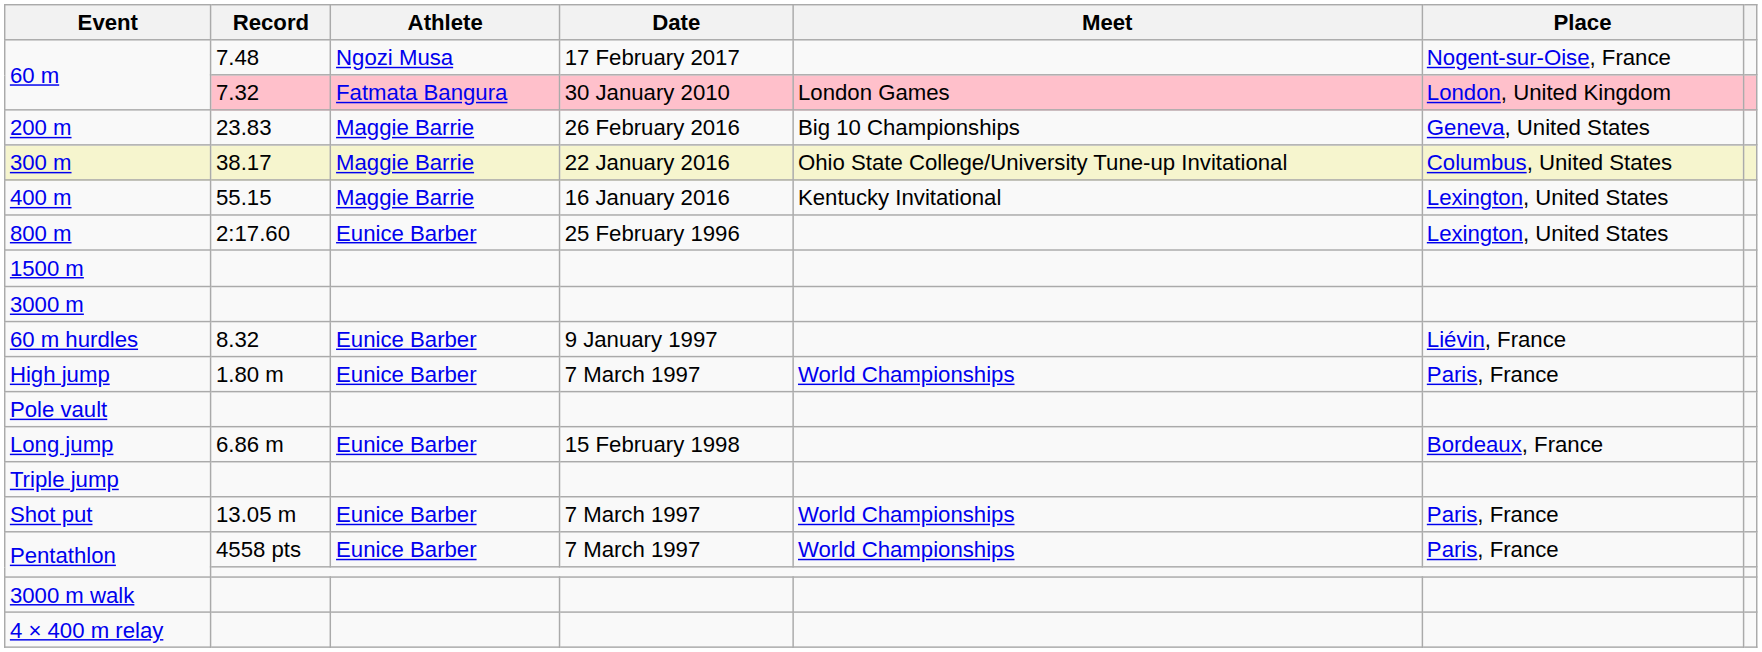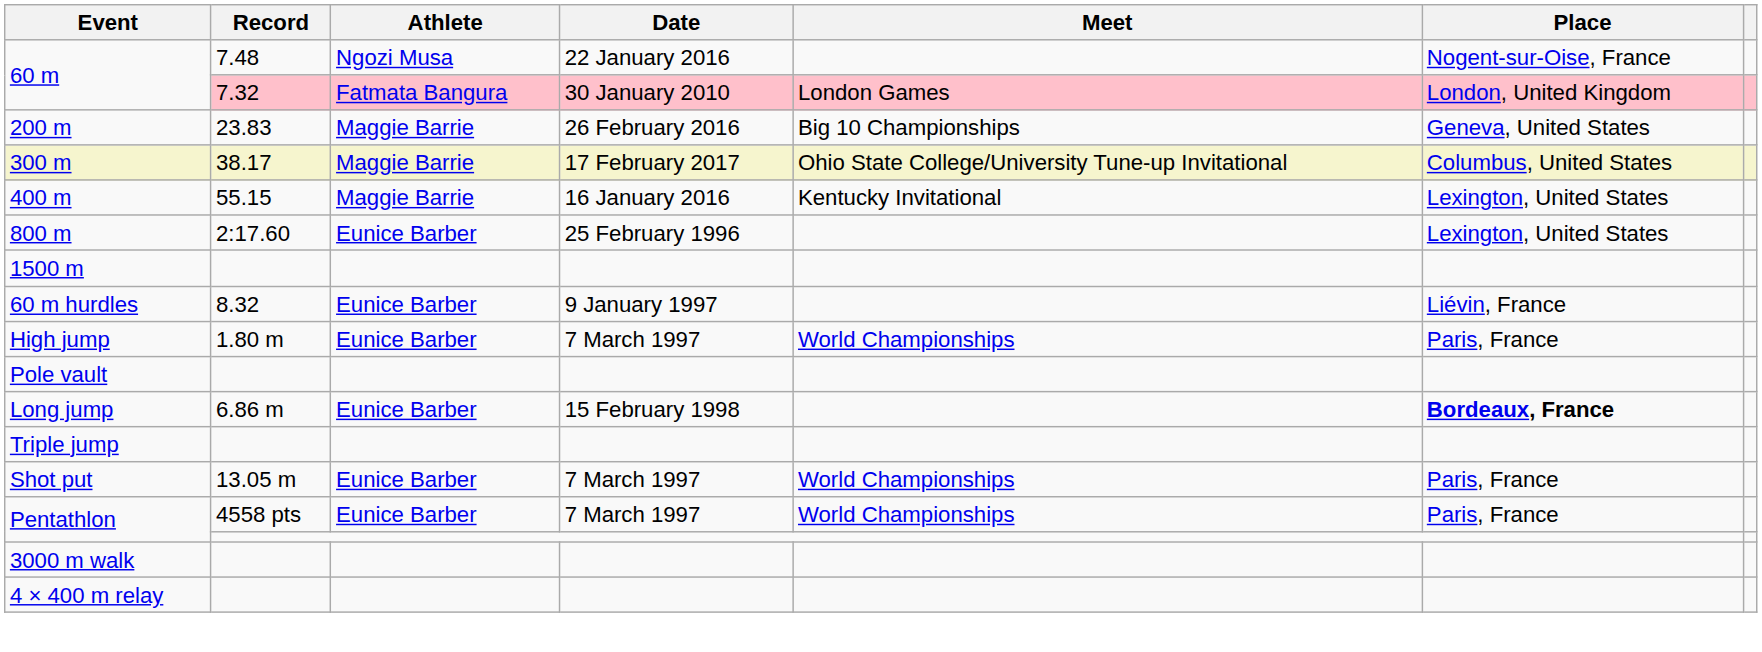(652, 58) 17 February 2017 -> (647, 58) 22 January 2016
(647, 163) 22 January 2016 -> (652, 163) 17 February 2017
- row: (47, 304)
(1515, 444) normal -> (1521, 409) bold
